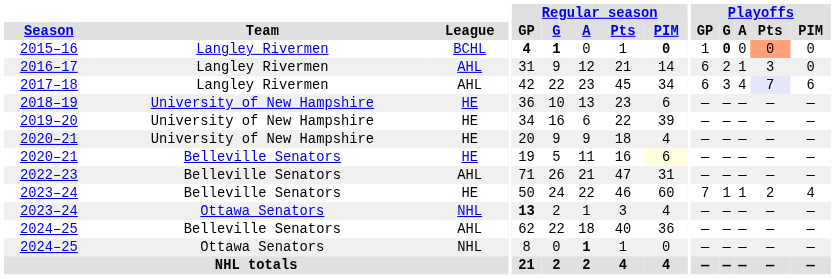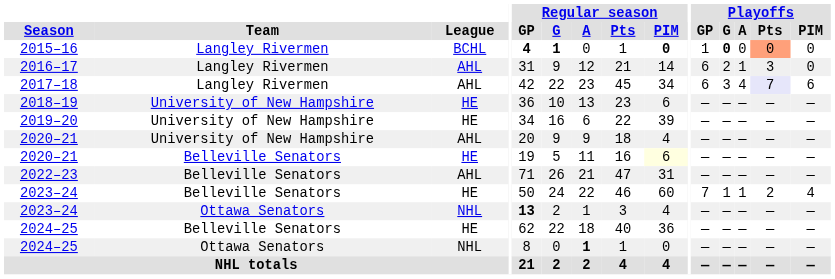(470, 139) HE -> (470, 139) AHL
(470, 229) AHL -> (470, 229) HE
